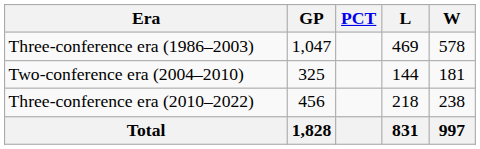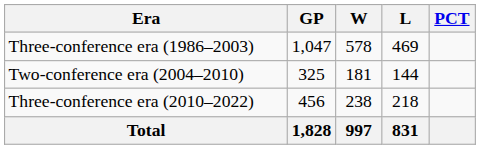columns swapped: (452, 18) <-> (359, 18)
